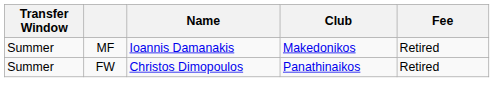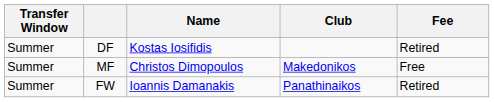+ row: (105, 47)
(182, 47) Ioannis Damanakis -> (186, 67) Christos Dimopoulos
(419, 47) Retired -> (412, 67) Free
(186, 67) Christos Dimopoulos -> (182, 86) Ioannis Damanakis
